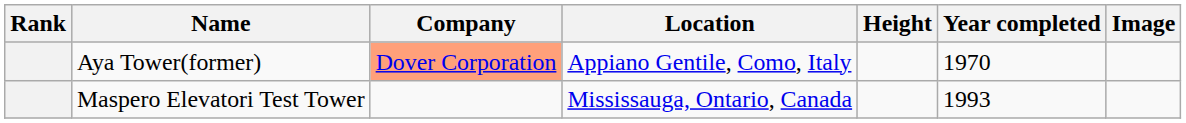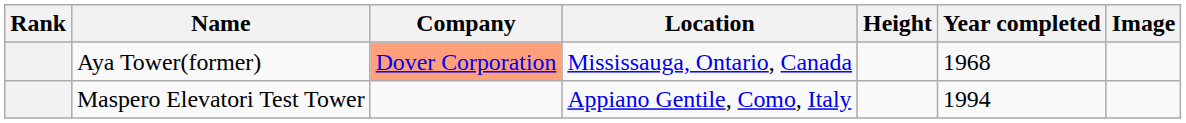(709, 61) Appiano Gentile, Como, Italy -> (710, 61) Mississauga, Ontario, Canada
(967, 61) 1970 -> (967, 61) 1968
(710, 99) Mississauga, Ontario, Canada -> (709, 99) Appiano Gentile, Como, Italy
(967, 99) 1993 -> (967, 99) 1994
